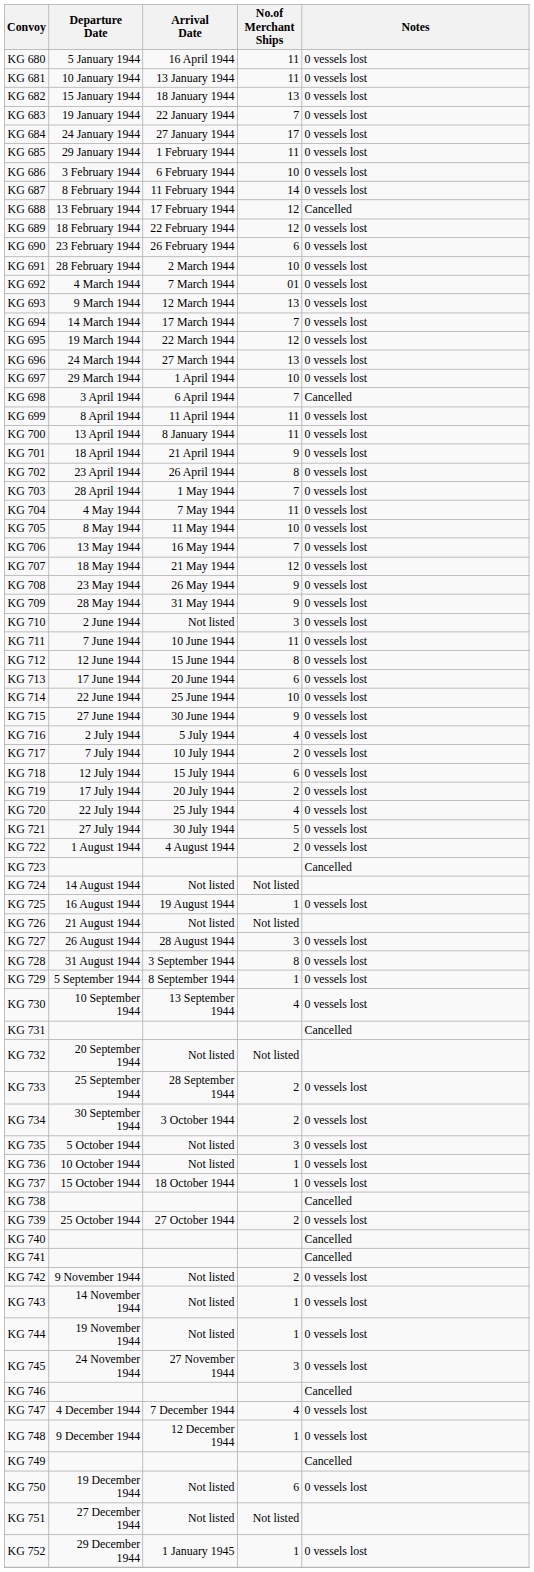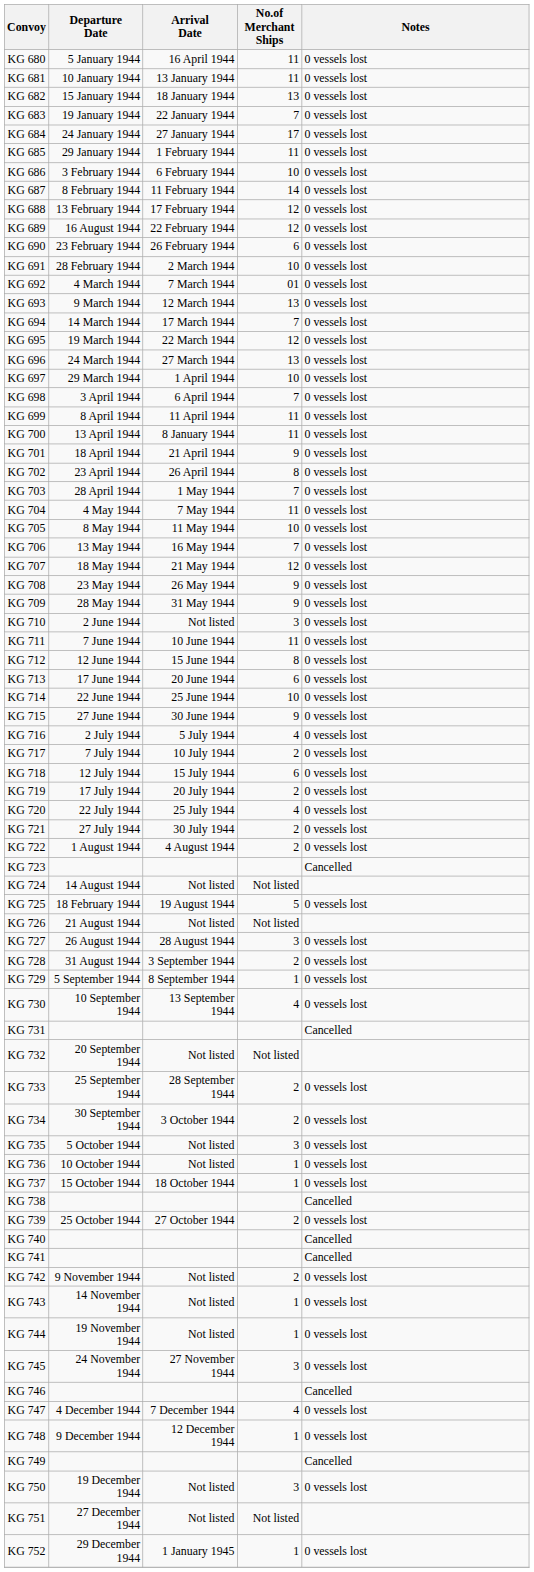(328, 209) Cancelled -> (336, 209) 0 vessels lost
(98, 228) 18 February 1944 -> (103, 228) 16 August 1944
(328, 397) Cancelled -> (336, 397) 0 vessels lost
(296, 829) 5 -> (296, 829) 2
(103, 904) 16 August 1944 -> (98, 904) 18 February 1944
(296, 904) 1 -> (296, 904) 5
(296, 960) 8 -> (296, 960) 2
(296, 1486) 6 -> (296, 1486) 3
